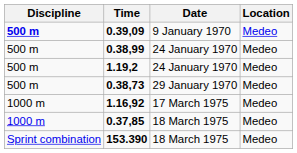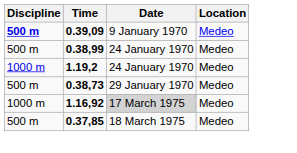(23, 67) 500 m -> (26, 67) 1000 m
(190, 103) no background -> (147, 103) lightgrey background
(26, 121) 1000 m -> (23, 121) 500 m
- row: (127, 139)
